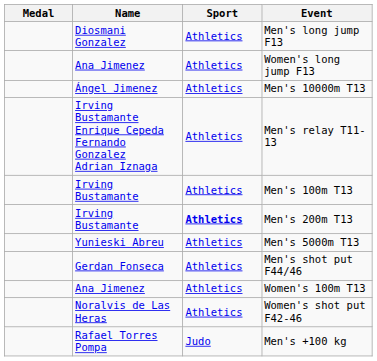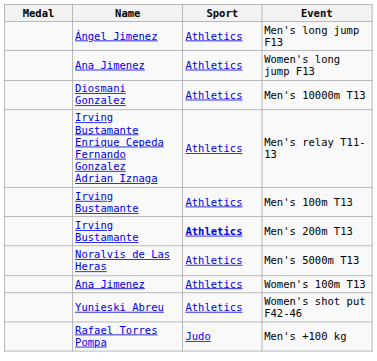(100, 36) Diosmani Gonzalez -> (116, 36) Ángel Jimenez
(116, 89) Ángel Jimenez -> (100, 95) Diosmani Gonzalez
(119, 242) Yunieski Abreu -> (123, 261) Noralvis de Las Heras
- row: (309, 266)
(123, 312) Noralvis de Las Heras -> (119, 307) Yunieski Abreu
